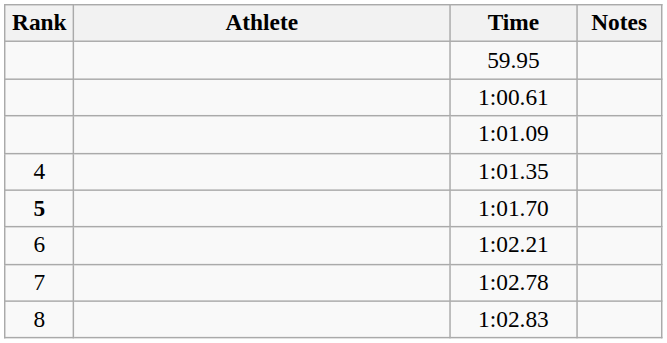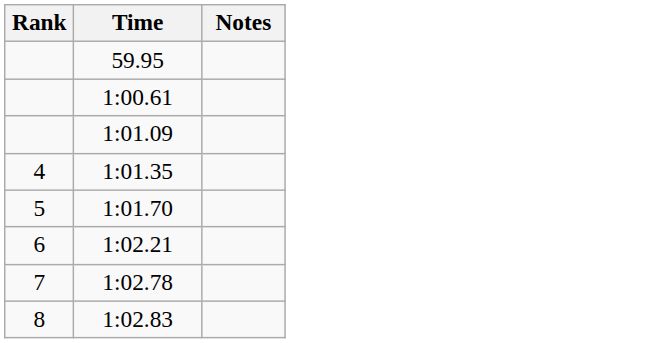- column: (262, 23)
(39, 208) bold -> (39, 208) normal
